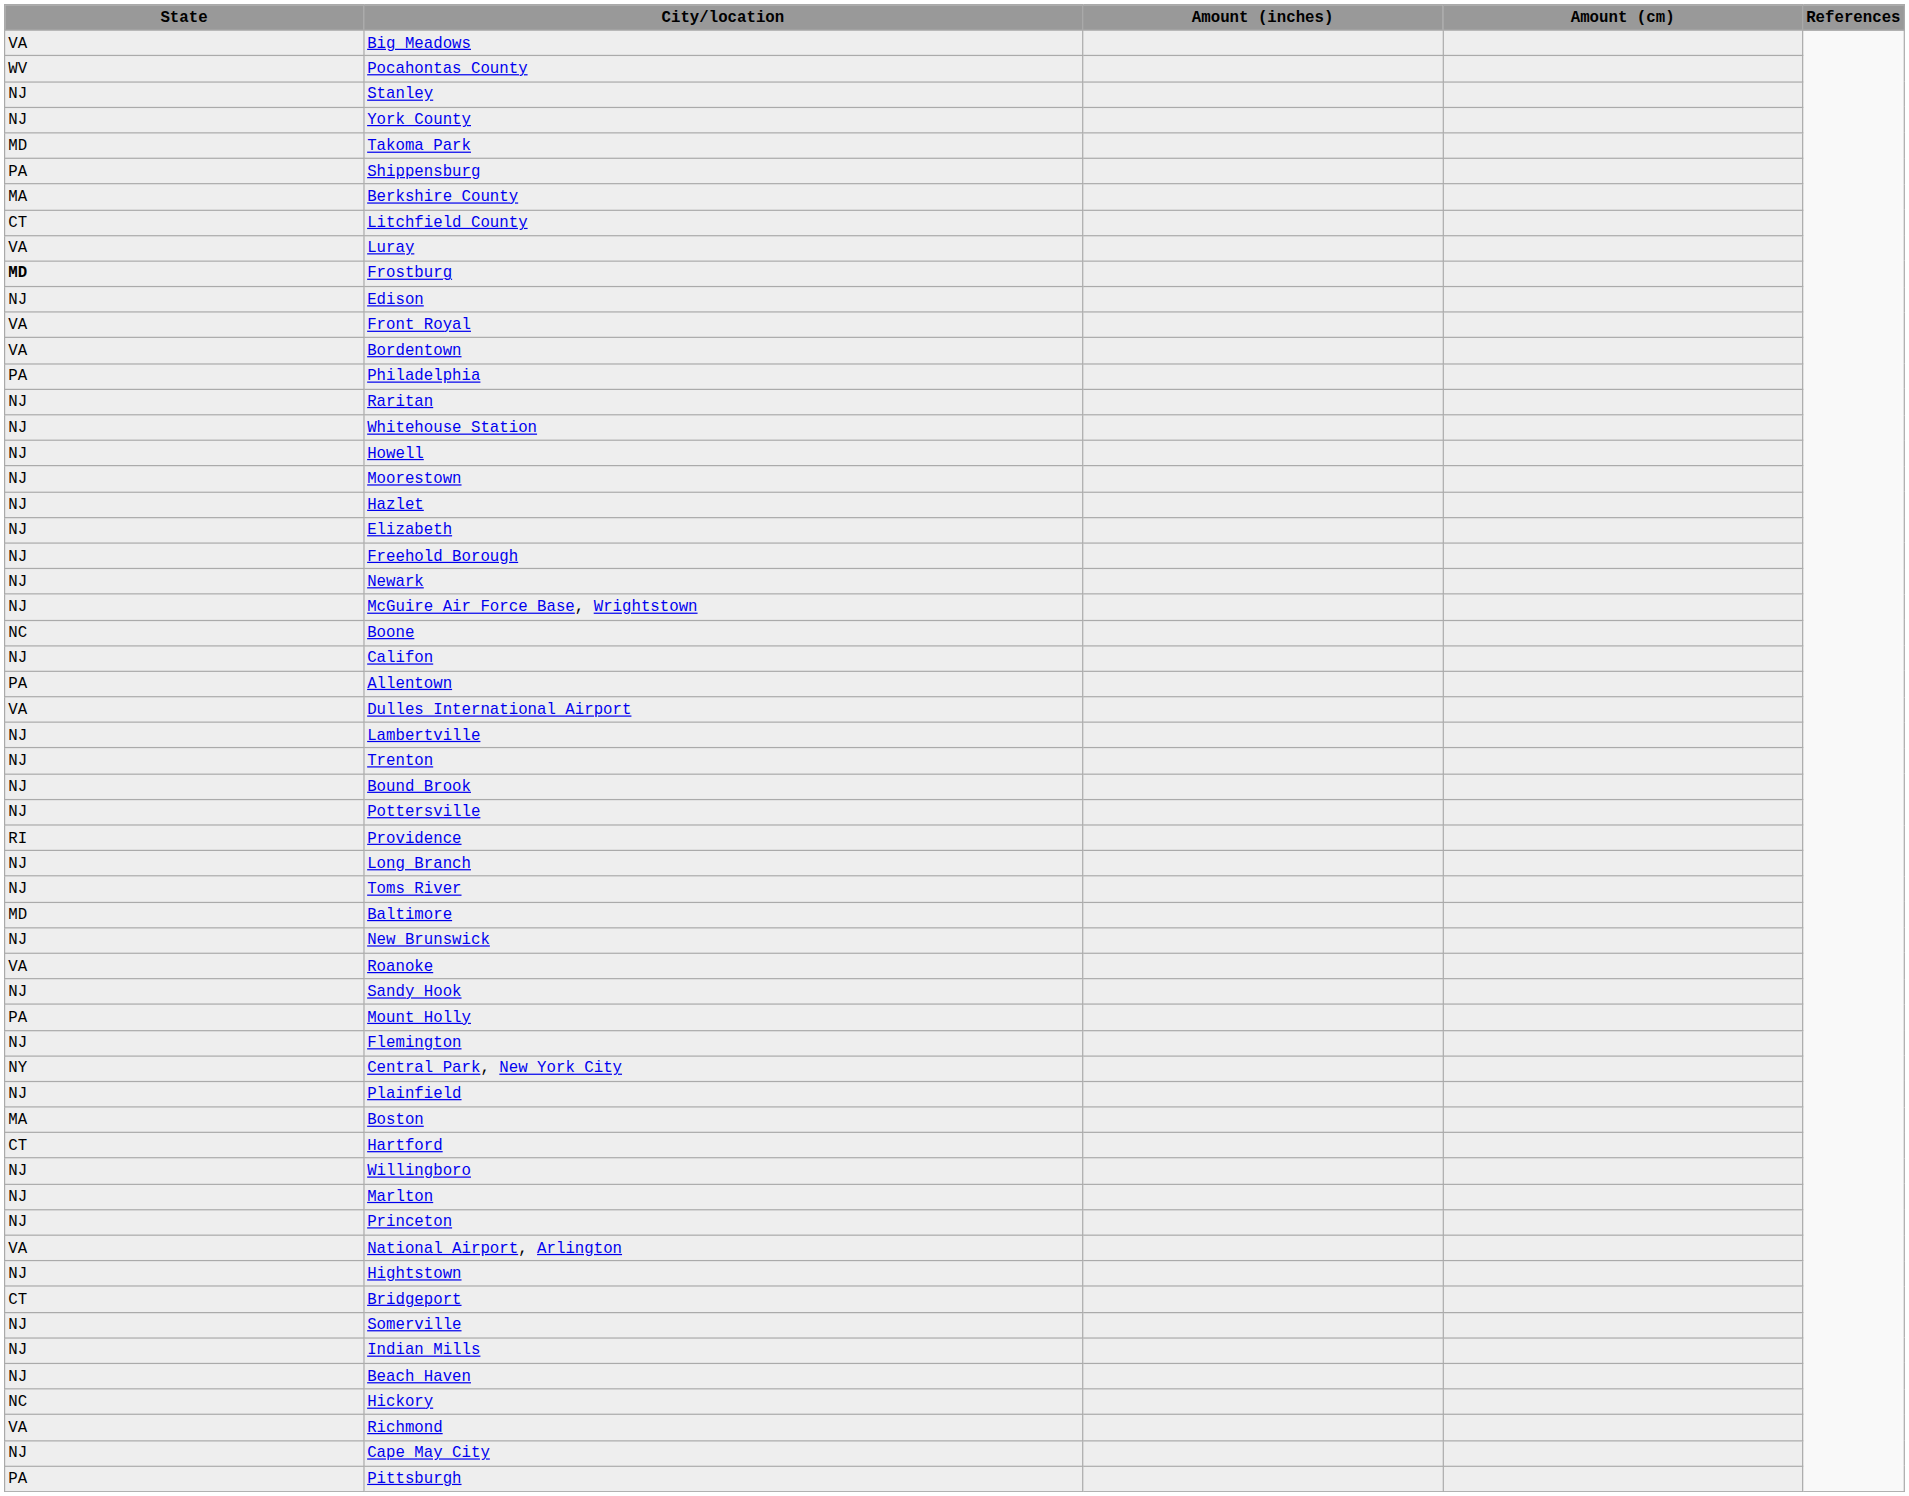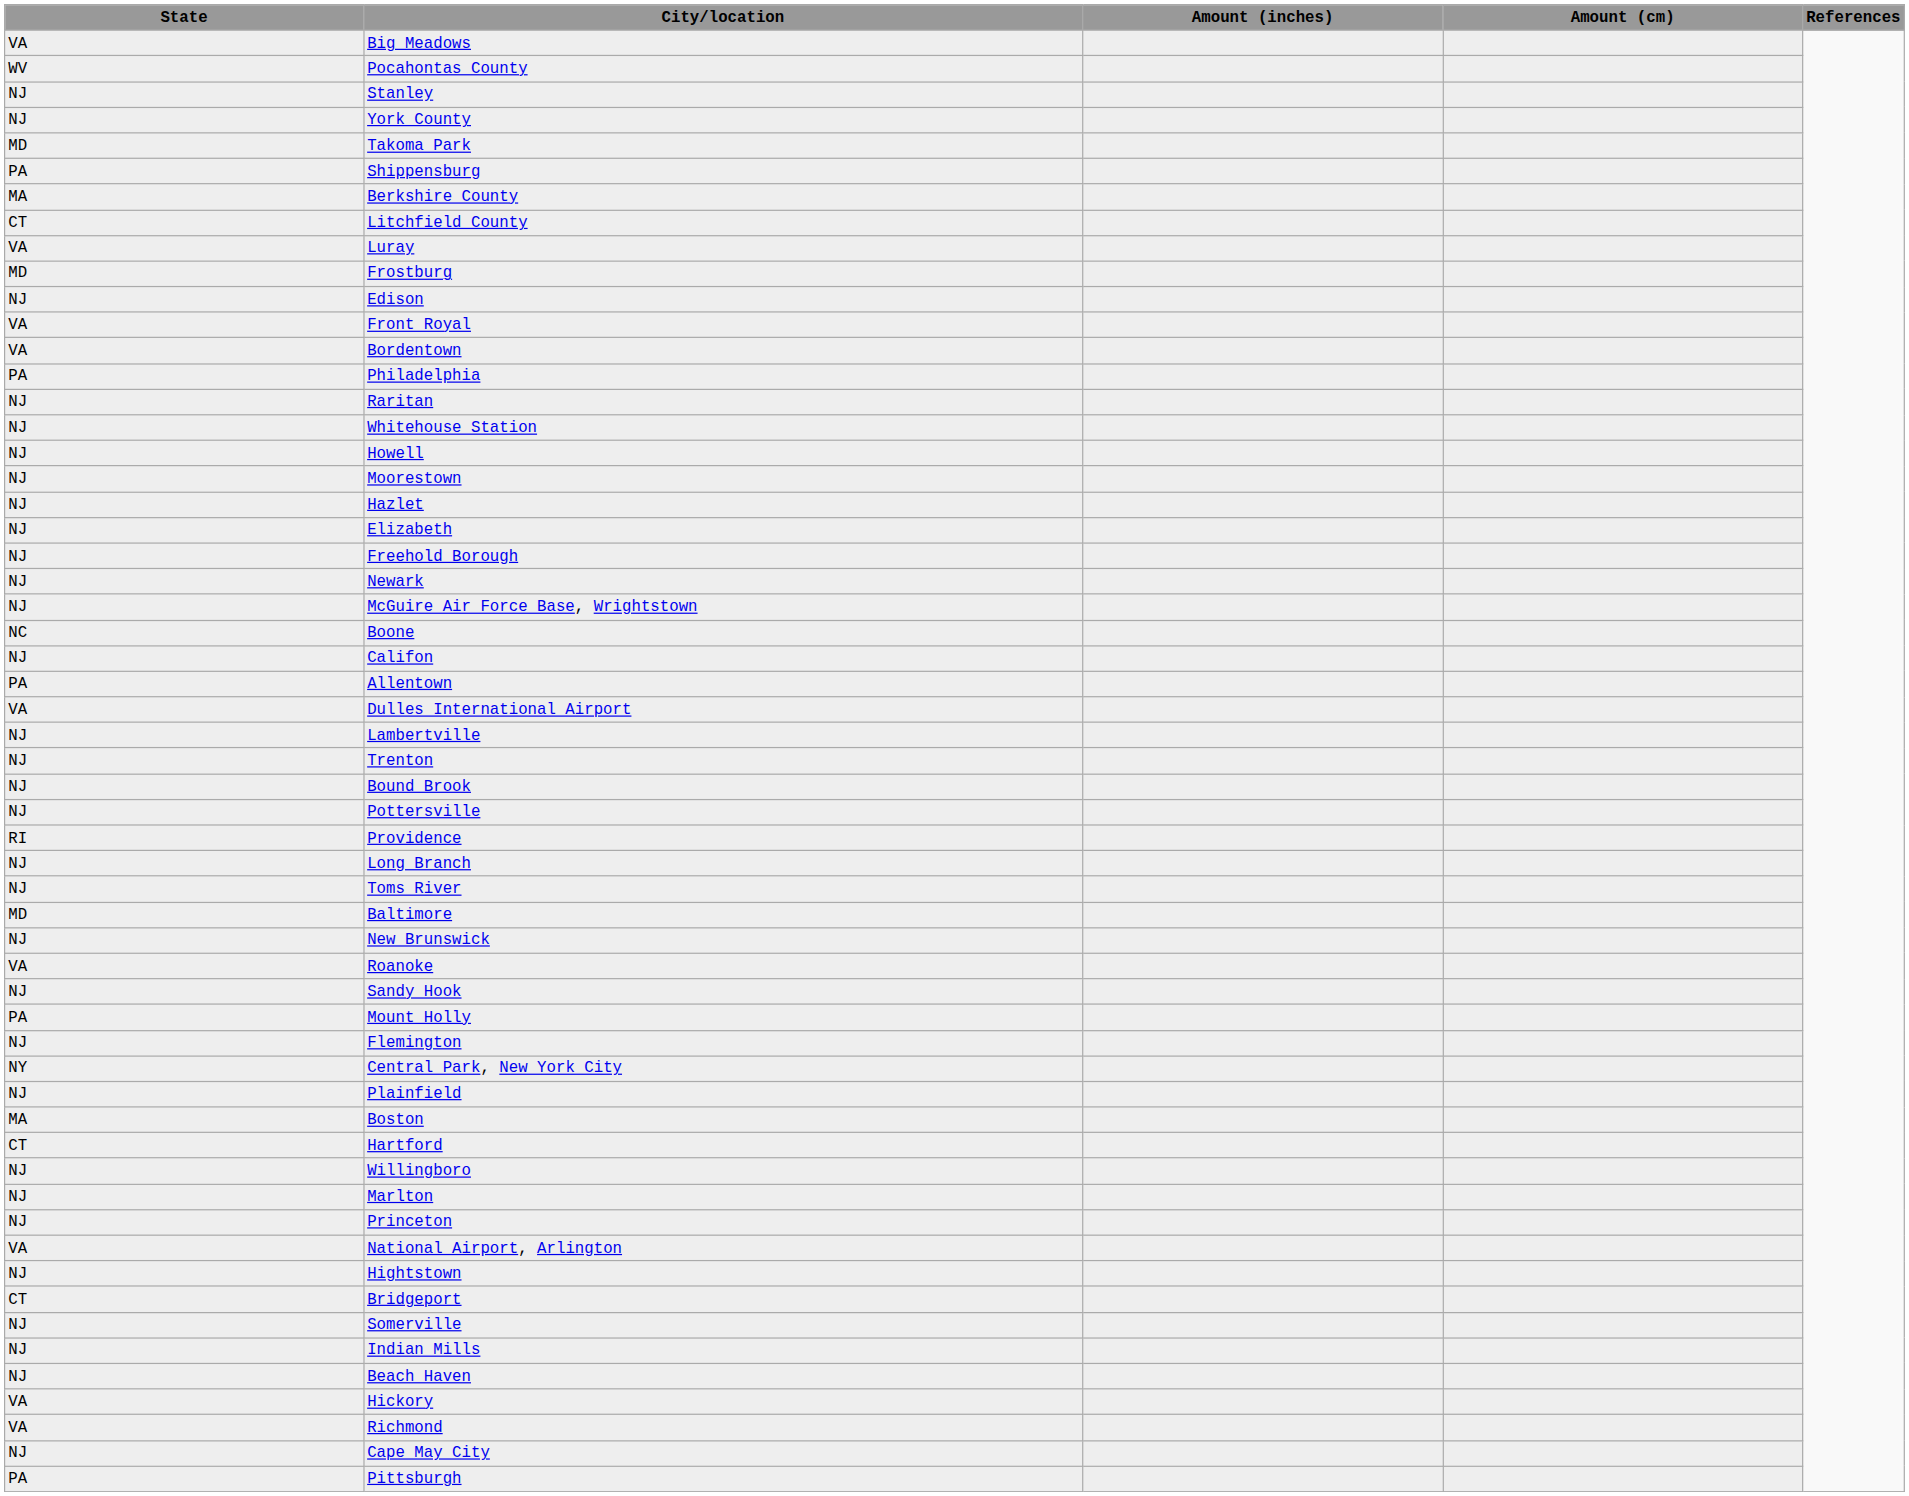(18, 274) bold -> (18, 274) normal
(18, 1402) NC -> (18, 1402) VA
